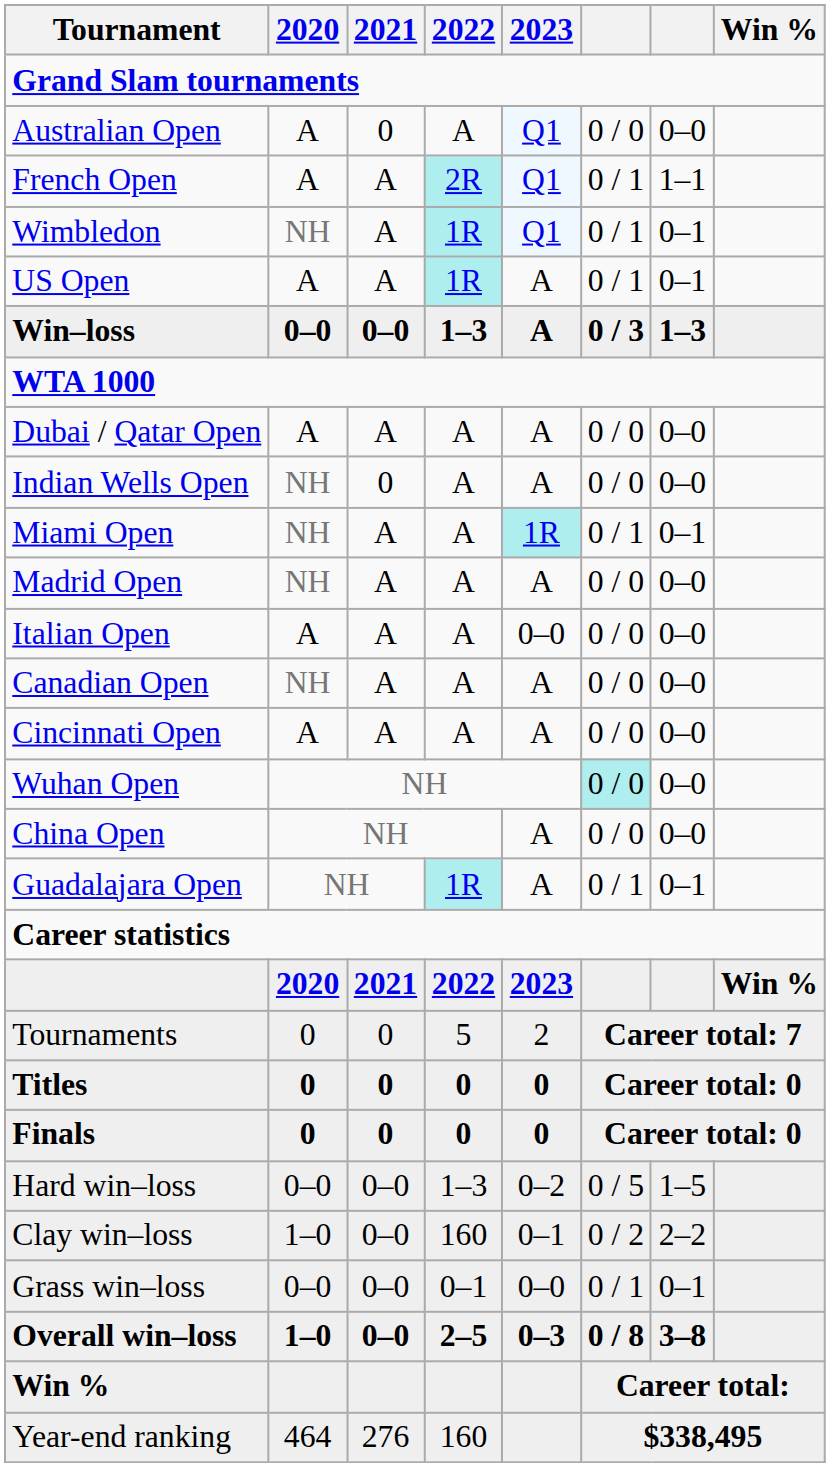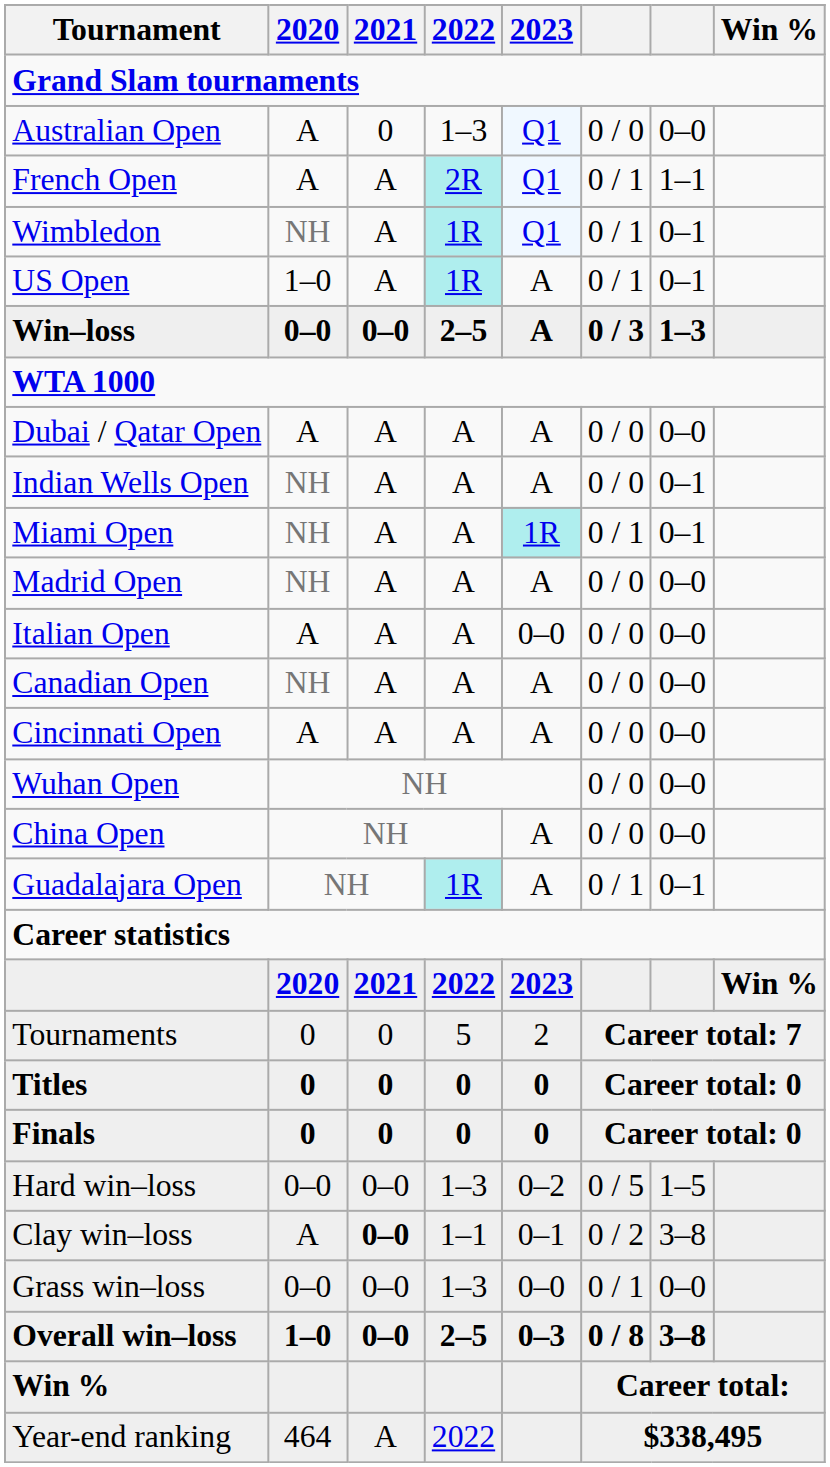(463, 130) A -> (463, 130) 1–3
(308, 280) A -> (308, 280) 1–0
(463, 331) 1–3 -> (463, 331) 2–5
(386, 481) 0 -> (386, 481) A
(682, 481) 0–0 -> (682, 481) 0–1
(616, 783) paleturquoise background -> (616, 783) no background
(308, 1235) 1–0 -> (308, 1235) A
(386, 1235) normal -> (386, 1235) bold
(463, 1235) 160 -> (463, 1235) 1–1
(682, 1235) 2–2 -> (682, 1235) 3–8
(463, 1285) 0–1 -> (463, 1285) 1–3
(682, 1285) 0–1 -> (682, 1285) 0–0
(386, 1436) 276 -> (386, 1436) A
(463, 1436) 160 -> (463, 1436) 2022
